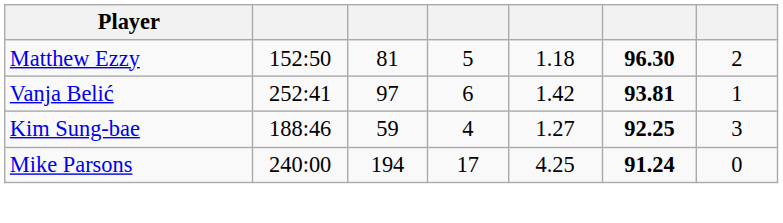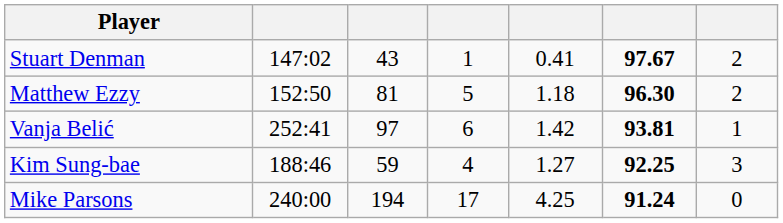+ row: (77, 57)
